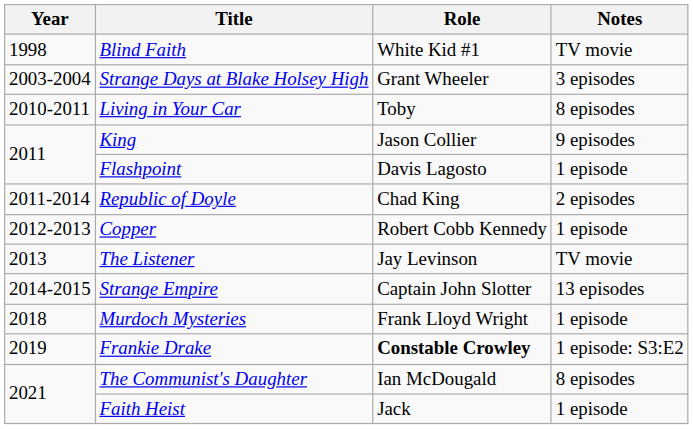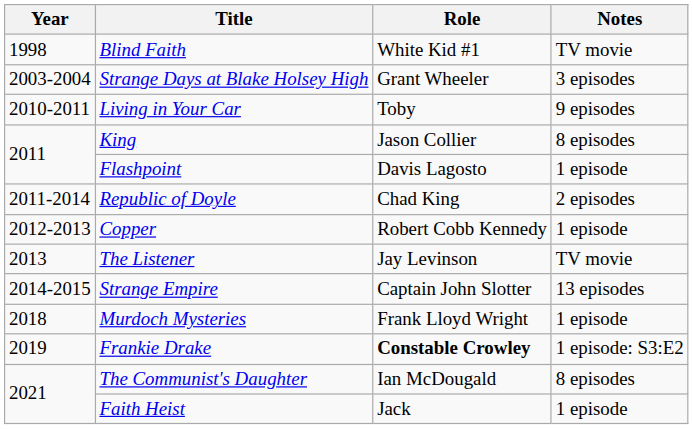(595, 109) 8 episodes -> (595, 109) 9 episodes
(595, 139) 9 episodes -> (595, 139) 8 episodes
